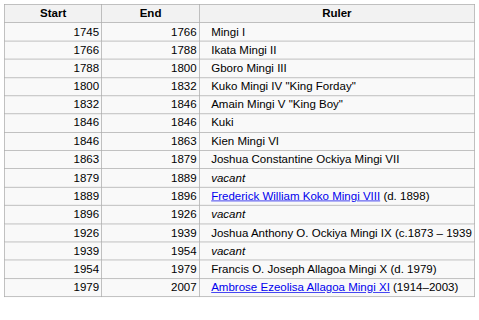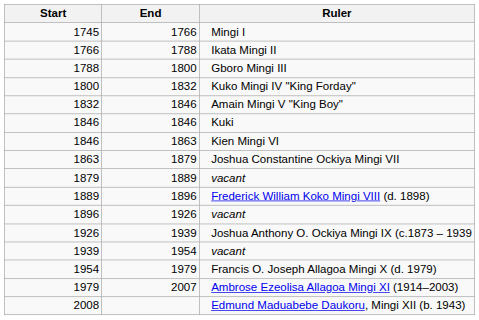+ row: (86, 305)
